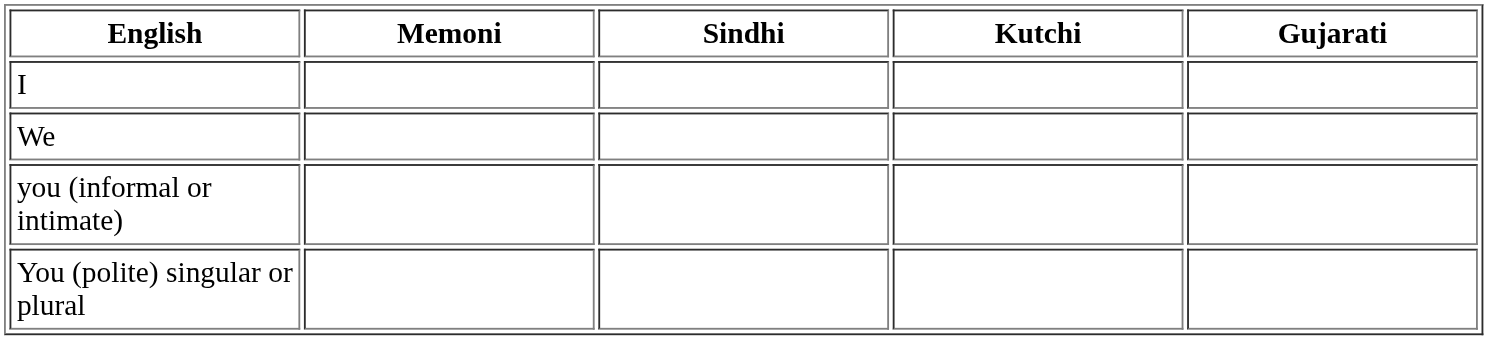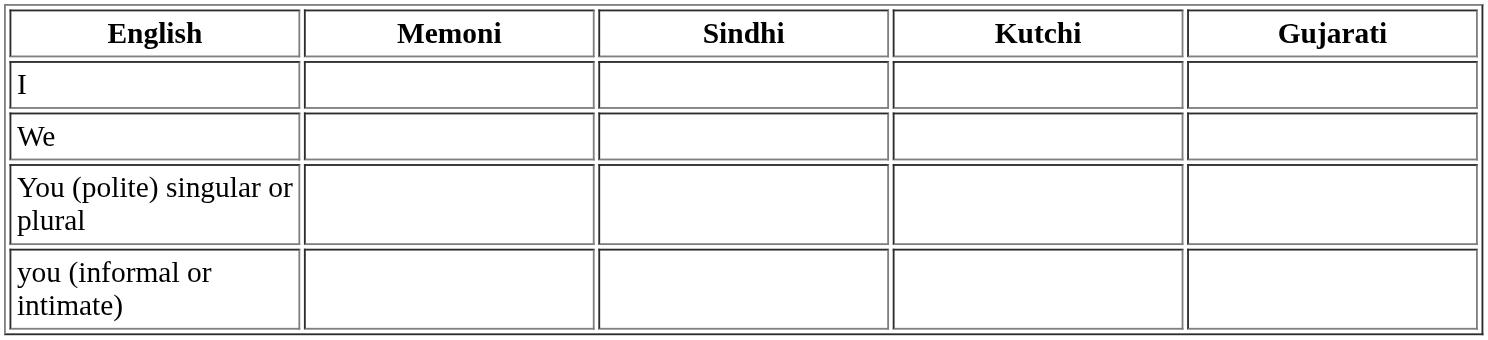rows swapped: (155, 288) <-> (114, 204)
